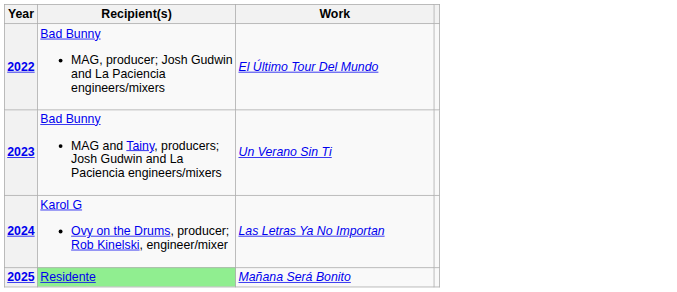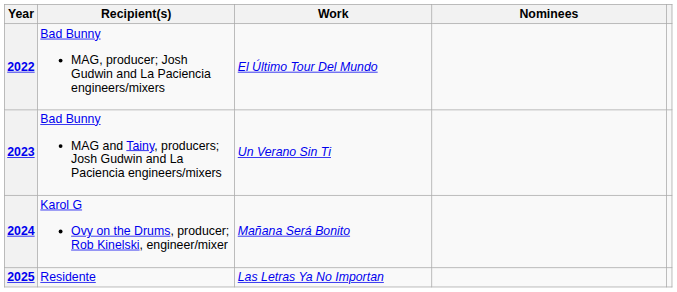+ column: (549, 14)
(312, 231) Las Letras Ya No Importan -> (294, 231) Mañana Será Bonito
(68, 277) lightgreen background -> (68, 277) no background
(295, 277) Mañana Será Bonito -> (311, 277) Las Letras Ya No Importan
